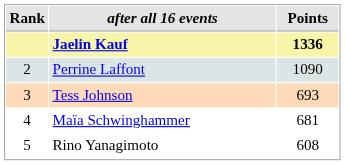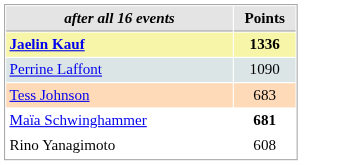- column: (27, 18)
(308, 95) 693 -> (265, 95) 683
(308, 120) normal -> (265, 120) bold
